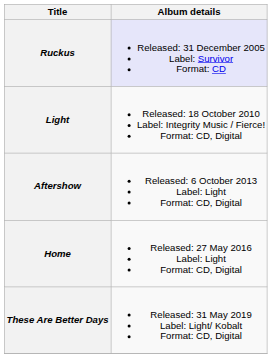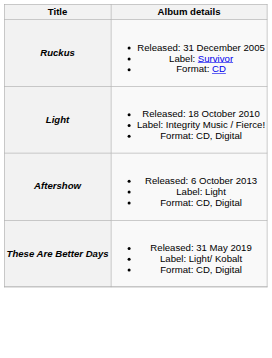(189, 58) lavender background -> (189, 58) no background
- row: (58, 253)
